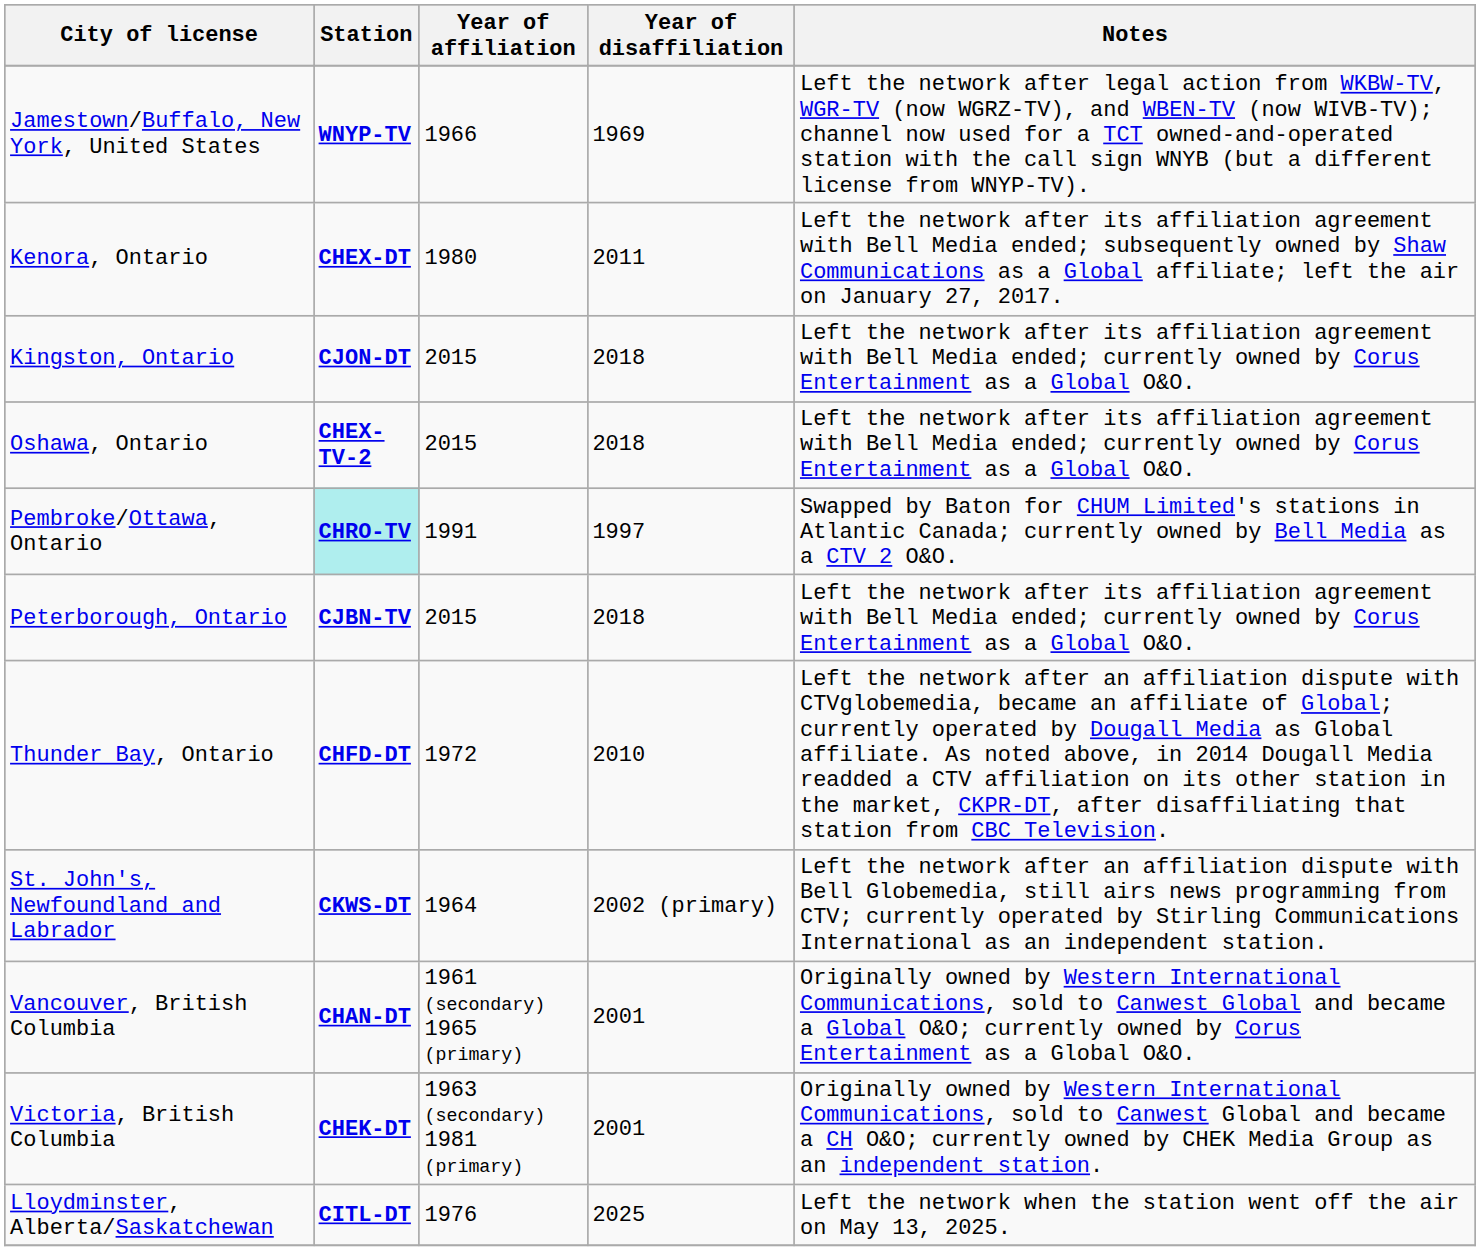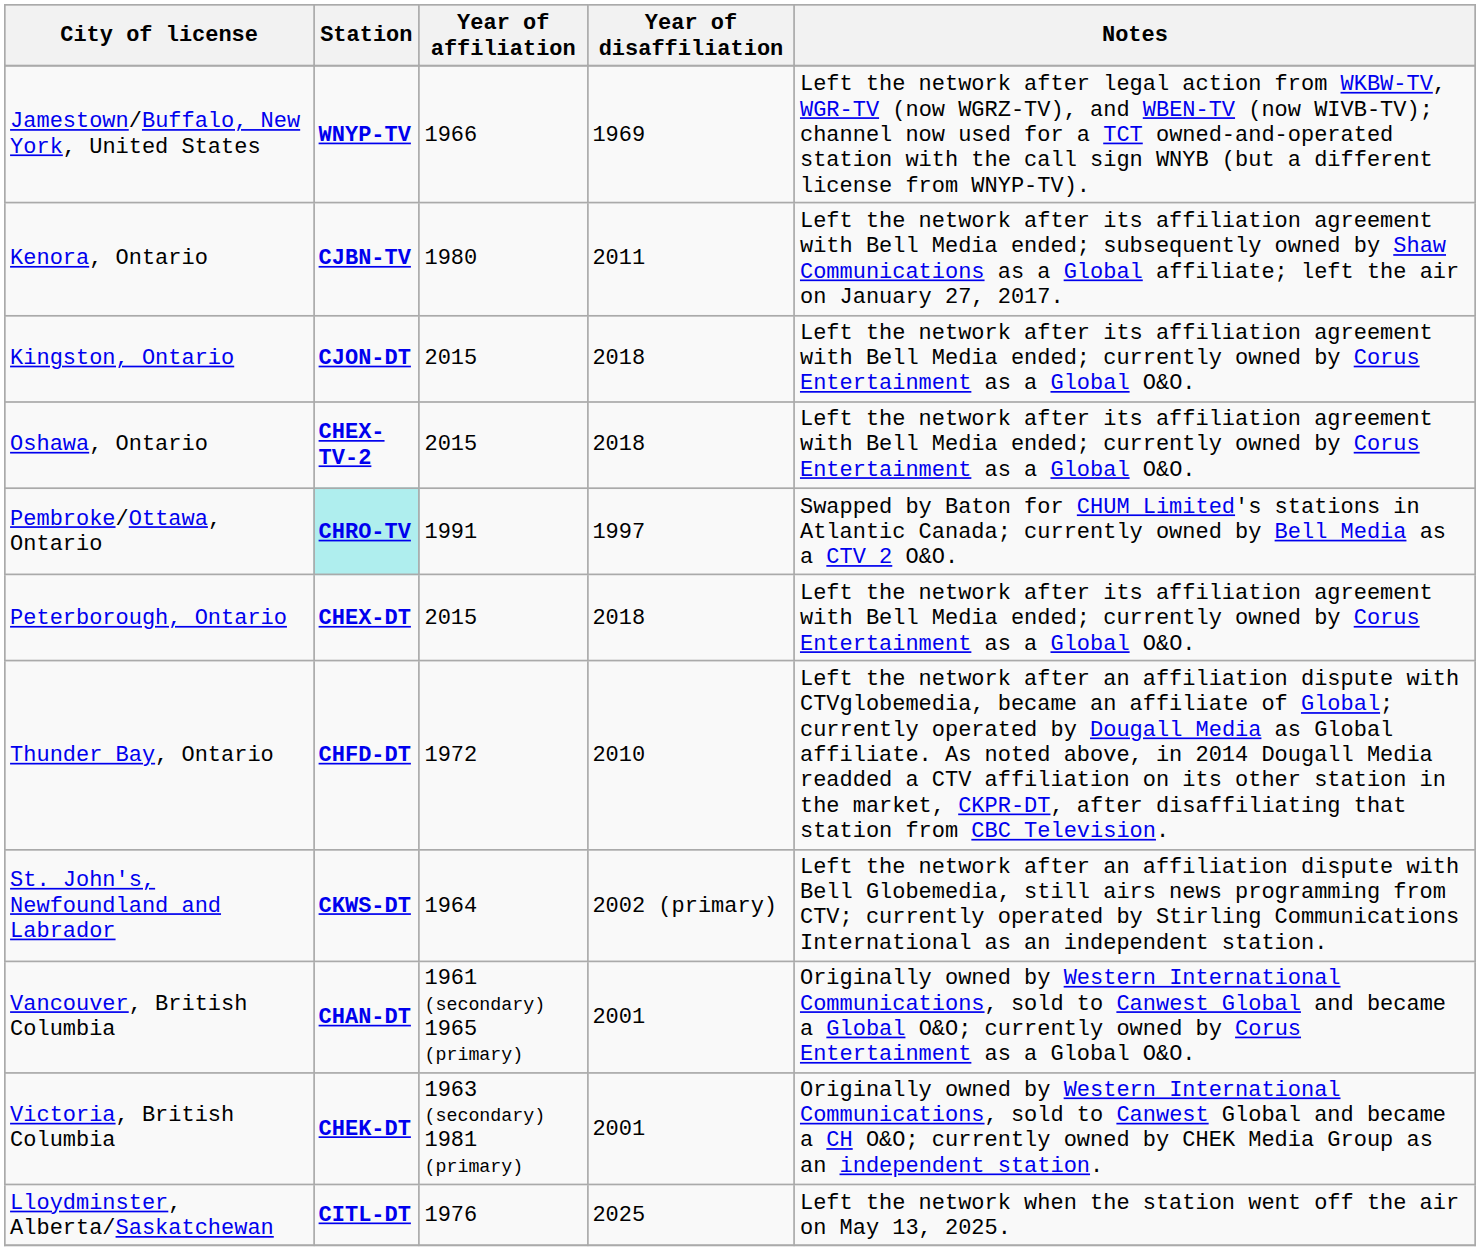(365, 259) CHEX-DT -> (365, 259) CJBN-TV
(365, 618) CJBN-TV -> (365, 618) CHEX-DT
